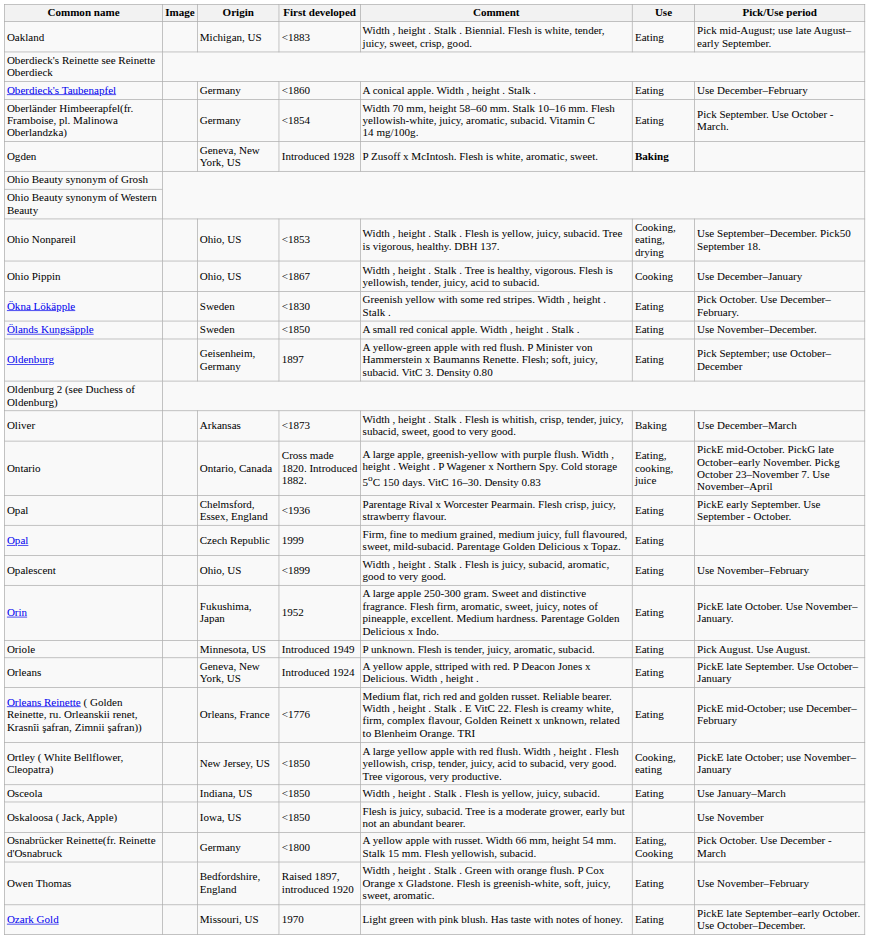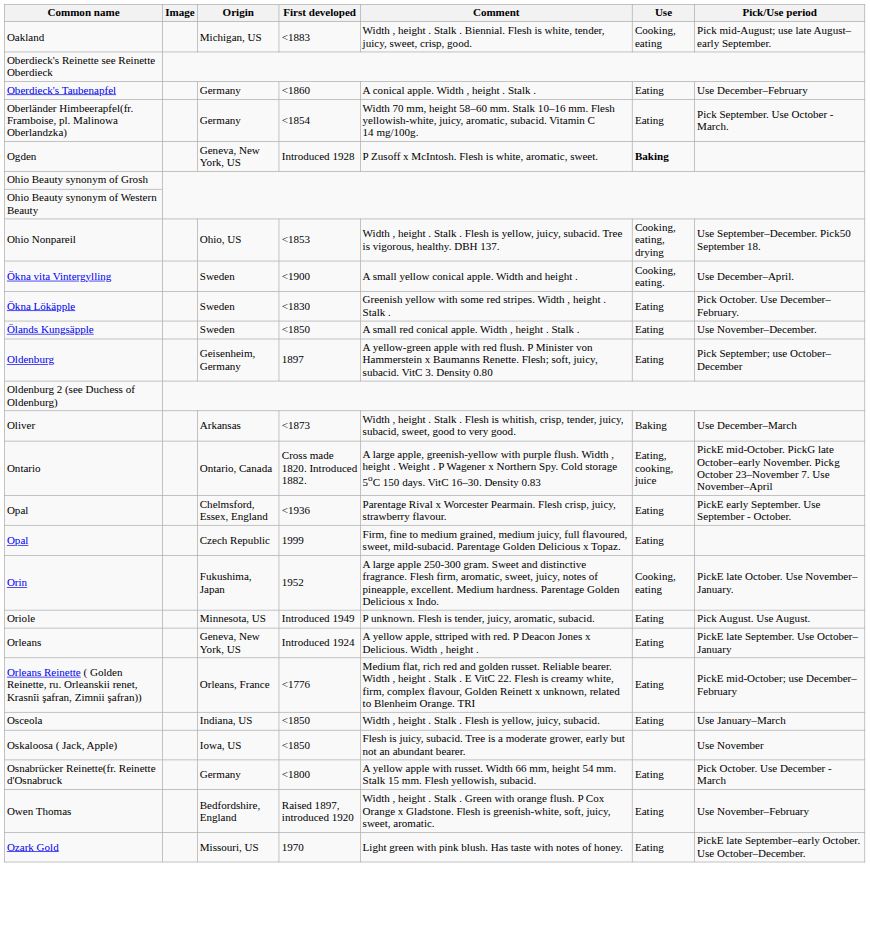(649, 36) Eating -> (655, 36) Cooking, eating
- row: (34, 276)
+ row: (59, 276)
- row: (31, 570)
(649, 612) Eating -> (655, 583) Cooking, eating
- row: (65, 763)
(654, 847) Eating, Cooking -> (649, 775) Eating
